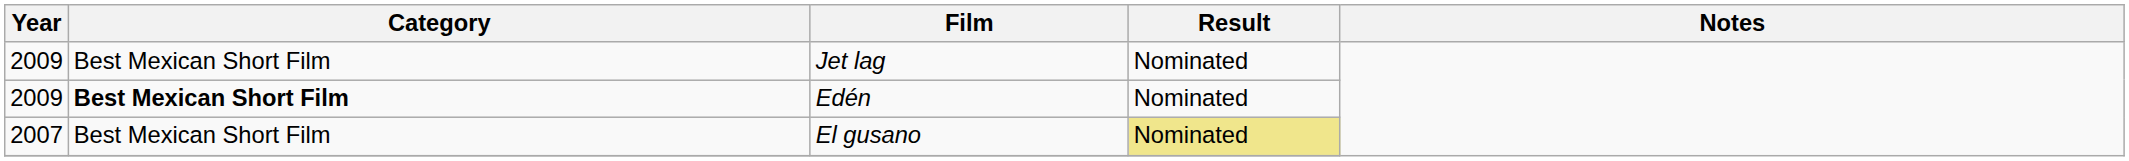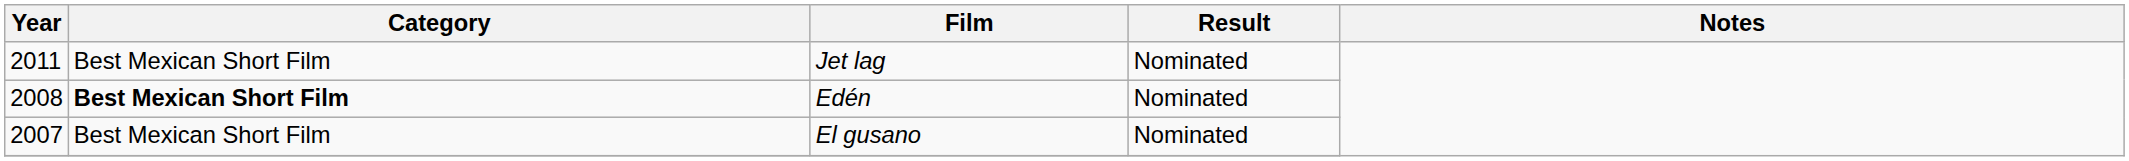(37, 60) 2009 -> (36, 60) 2011
(37, 98) 2009 -> (37, 98) 2008
(1191, 135) khaki background -> (1191, 135) no background
